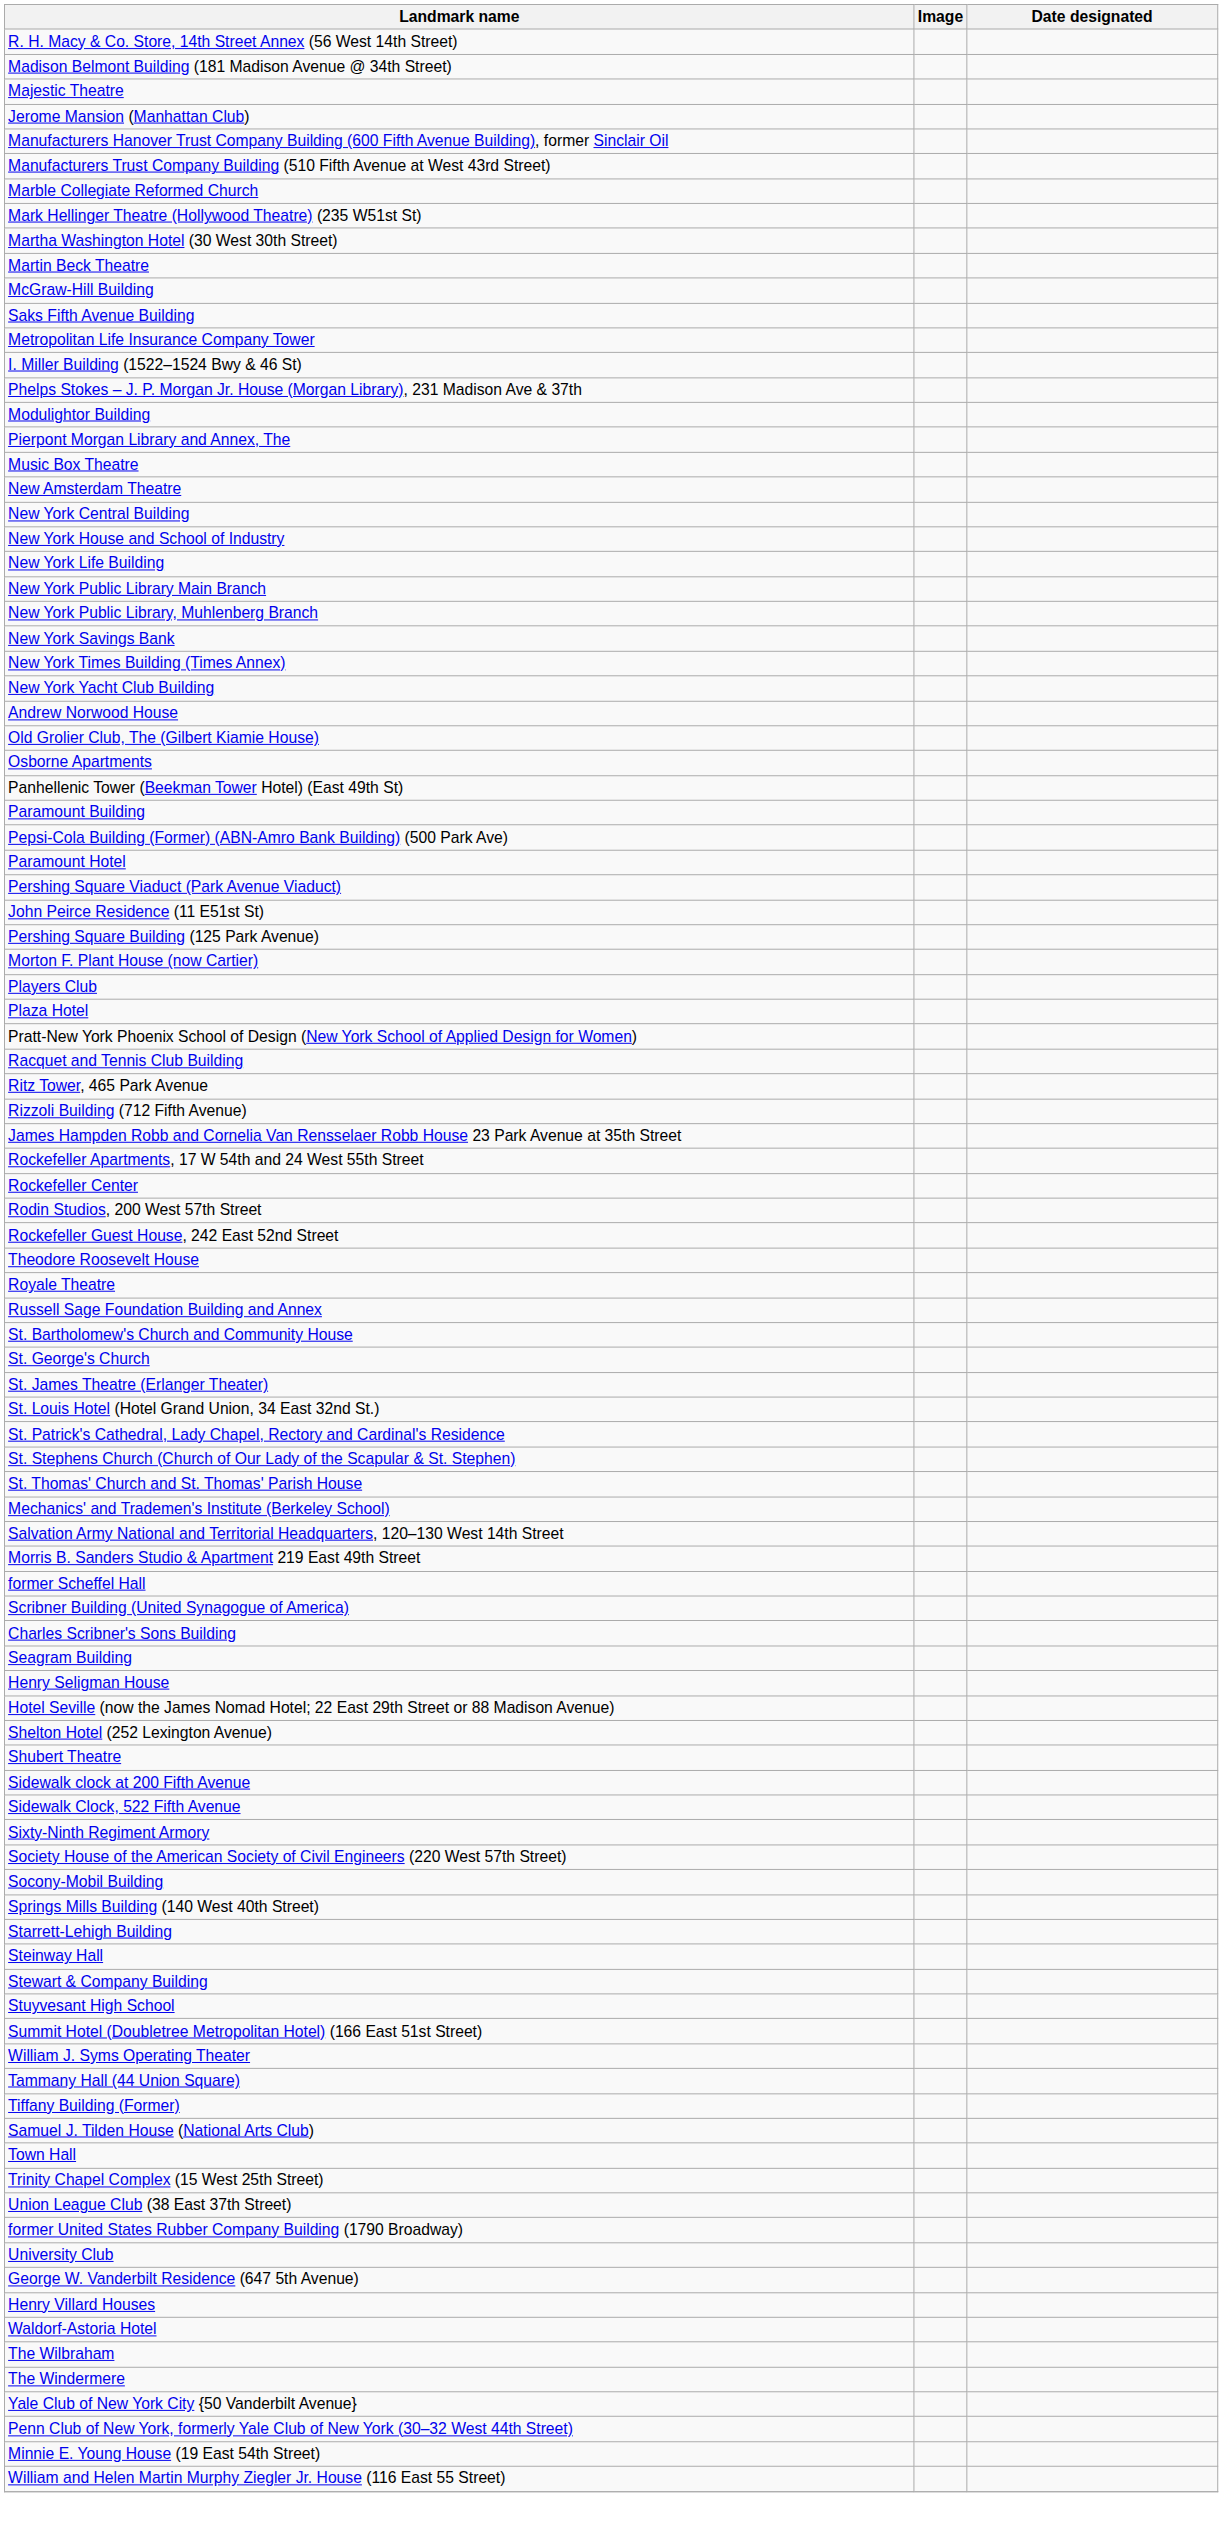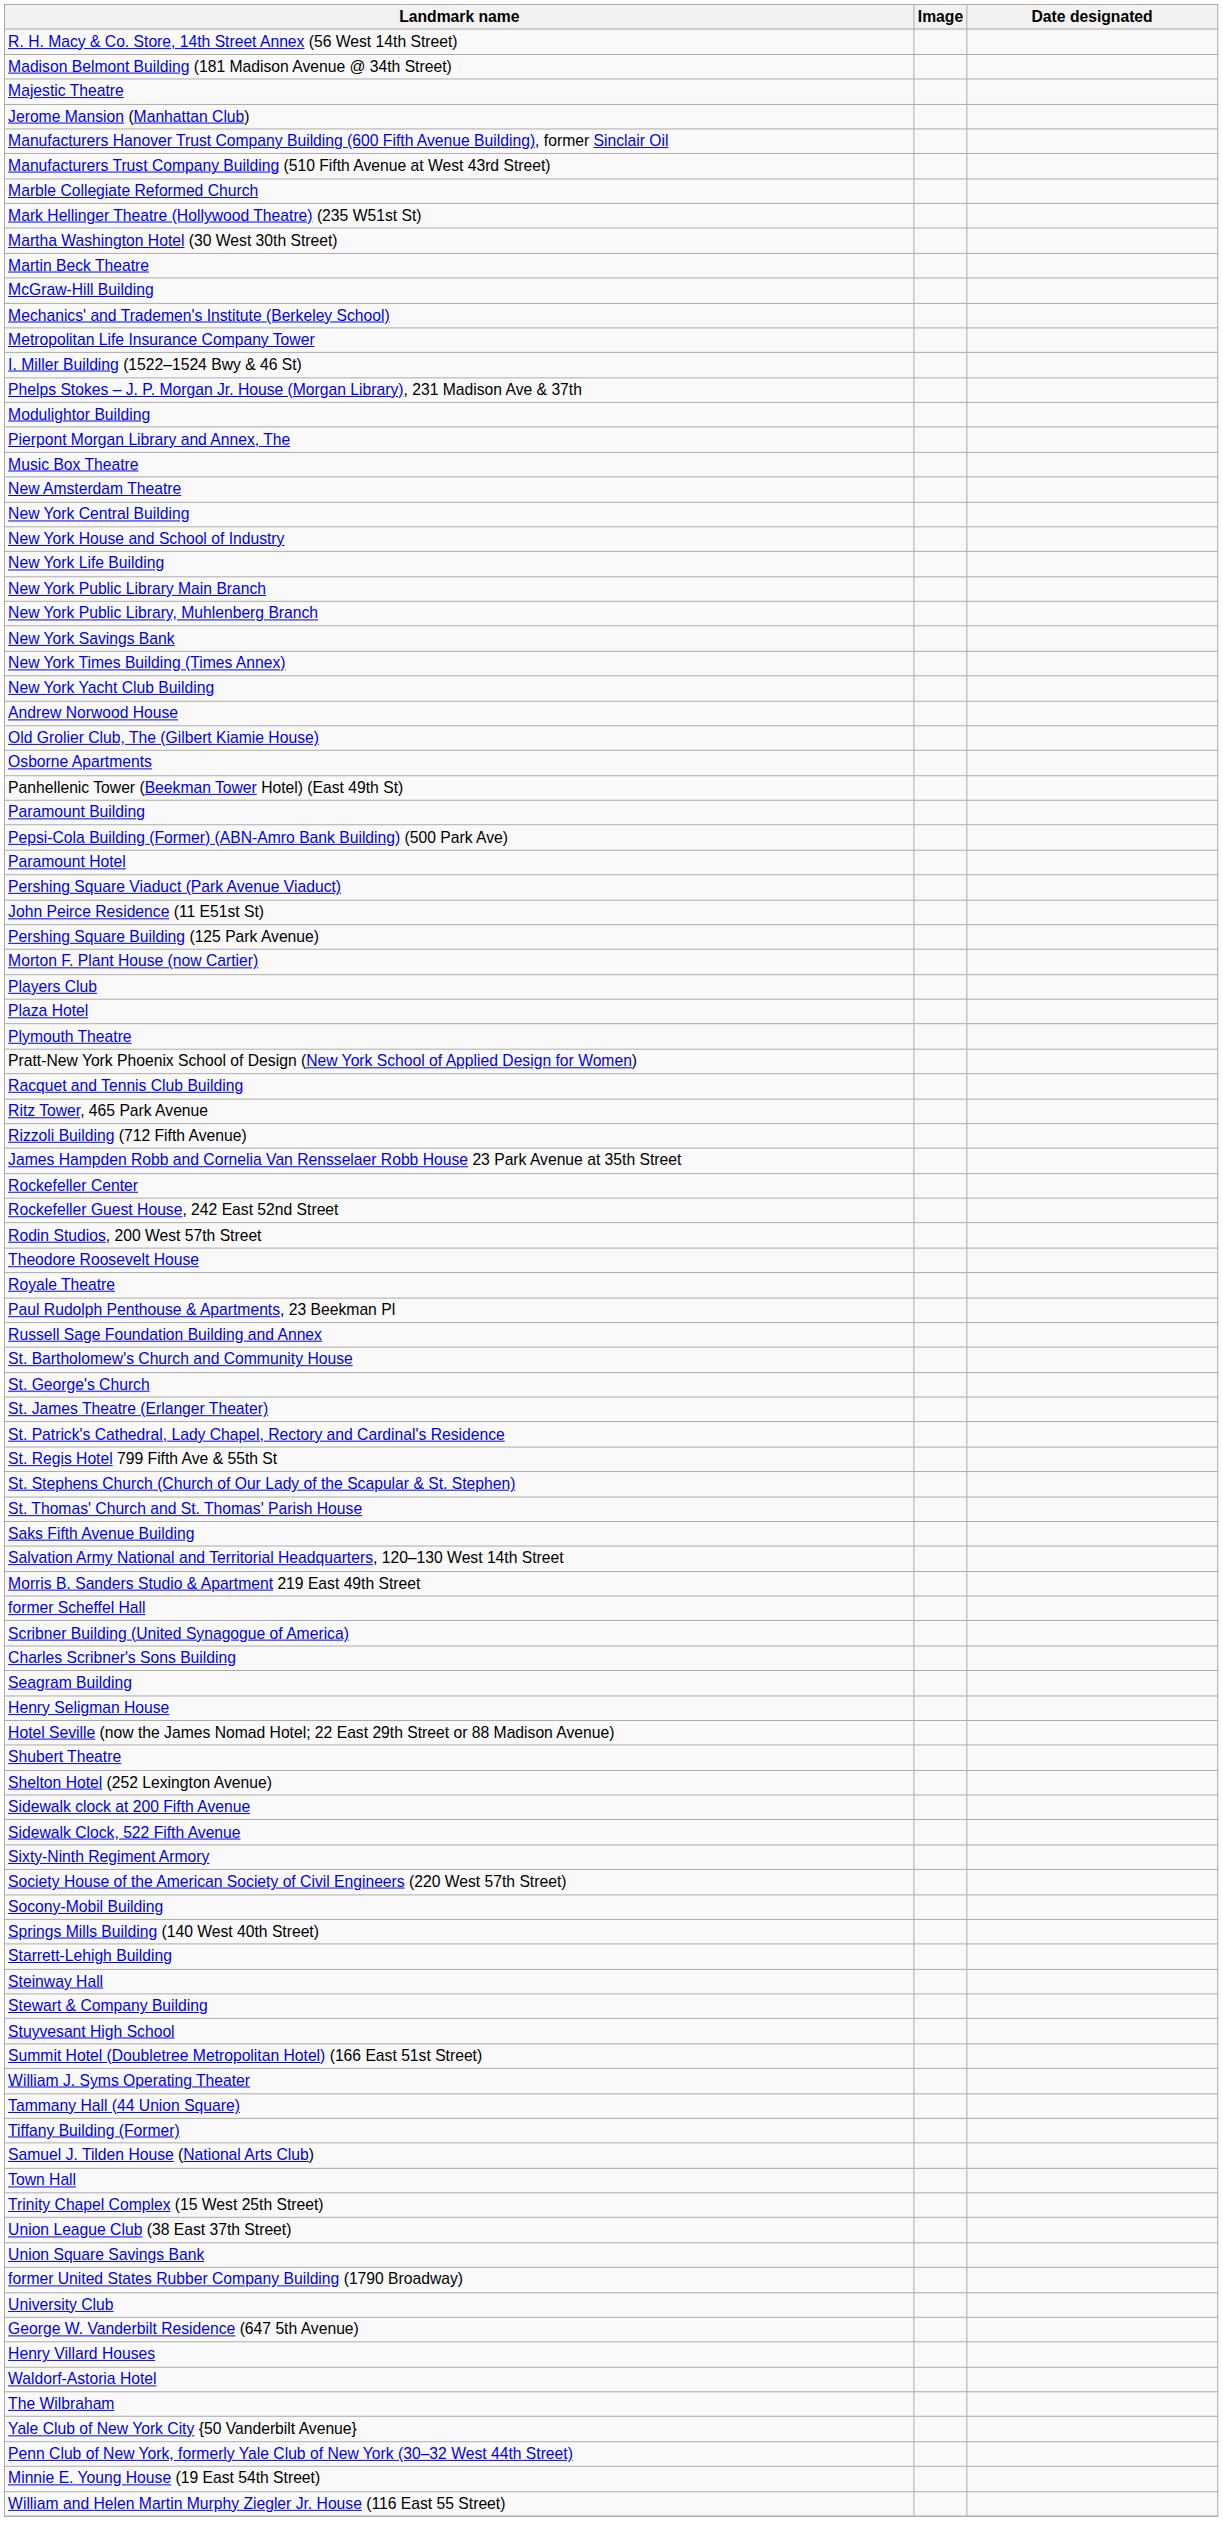rows swapped: (199, 1508) <-> (101, 315)
+ row: (70, 1036)
- row: (216, 1160)
rows swapped: (173, 1235) <-> (135, 1210)
+ row: (202, 1310)
- row: (194, 1409)
+ row: (143, 1459)
rows swapped: (140, 1732) <-> (65, 1757)
+ row: (106, 2255)
- row: (66, 2379)
